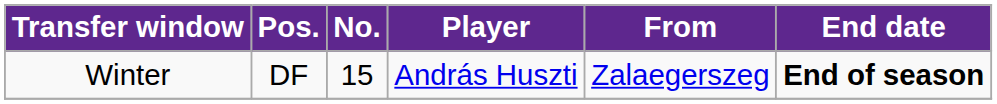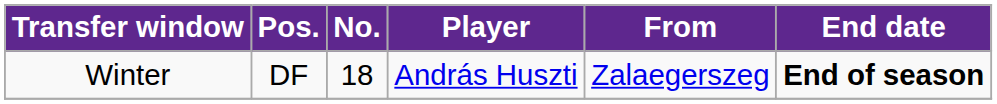(357, 74) 15 -> (357, 74) 18
